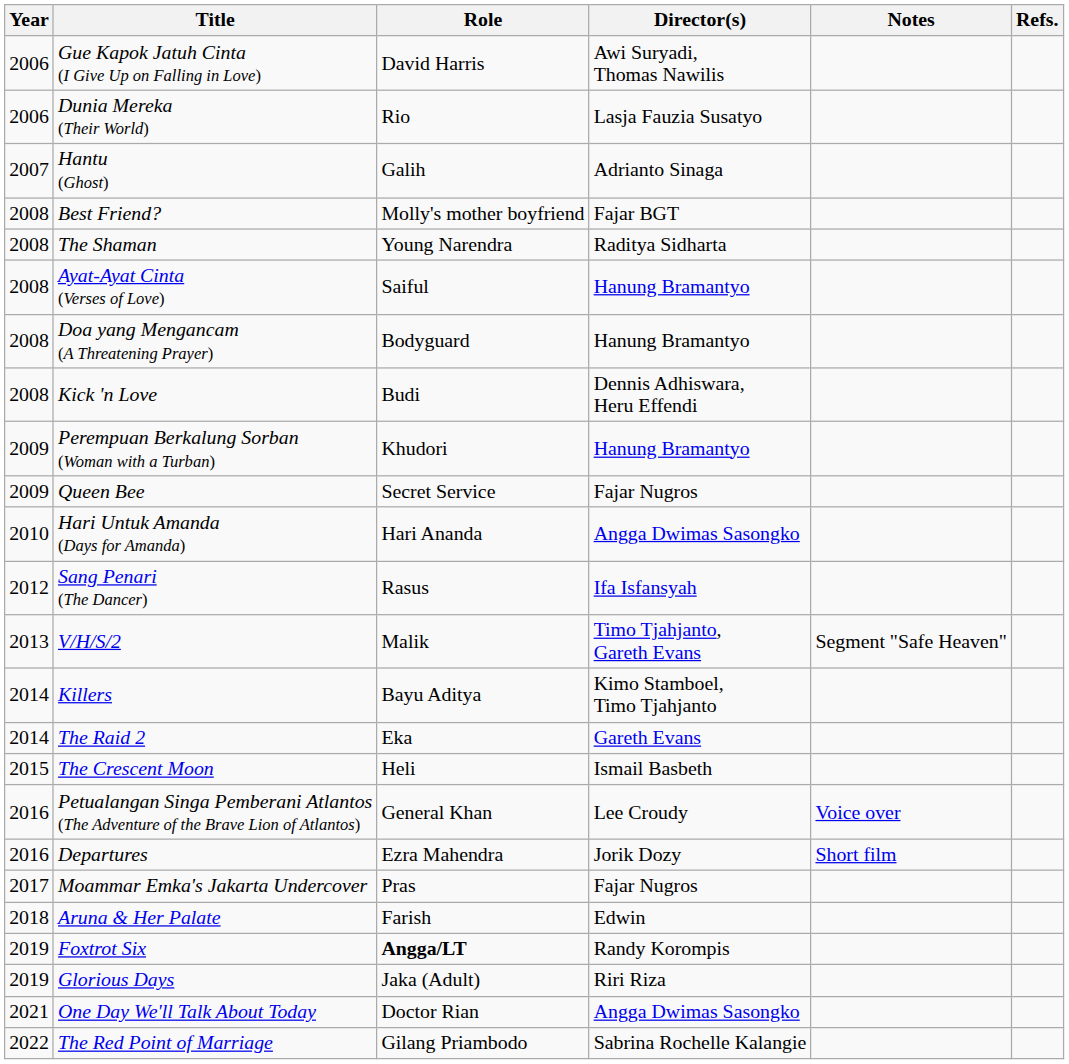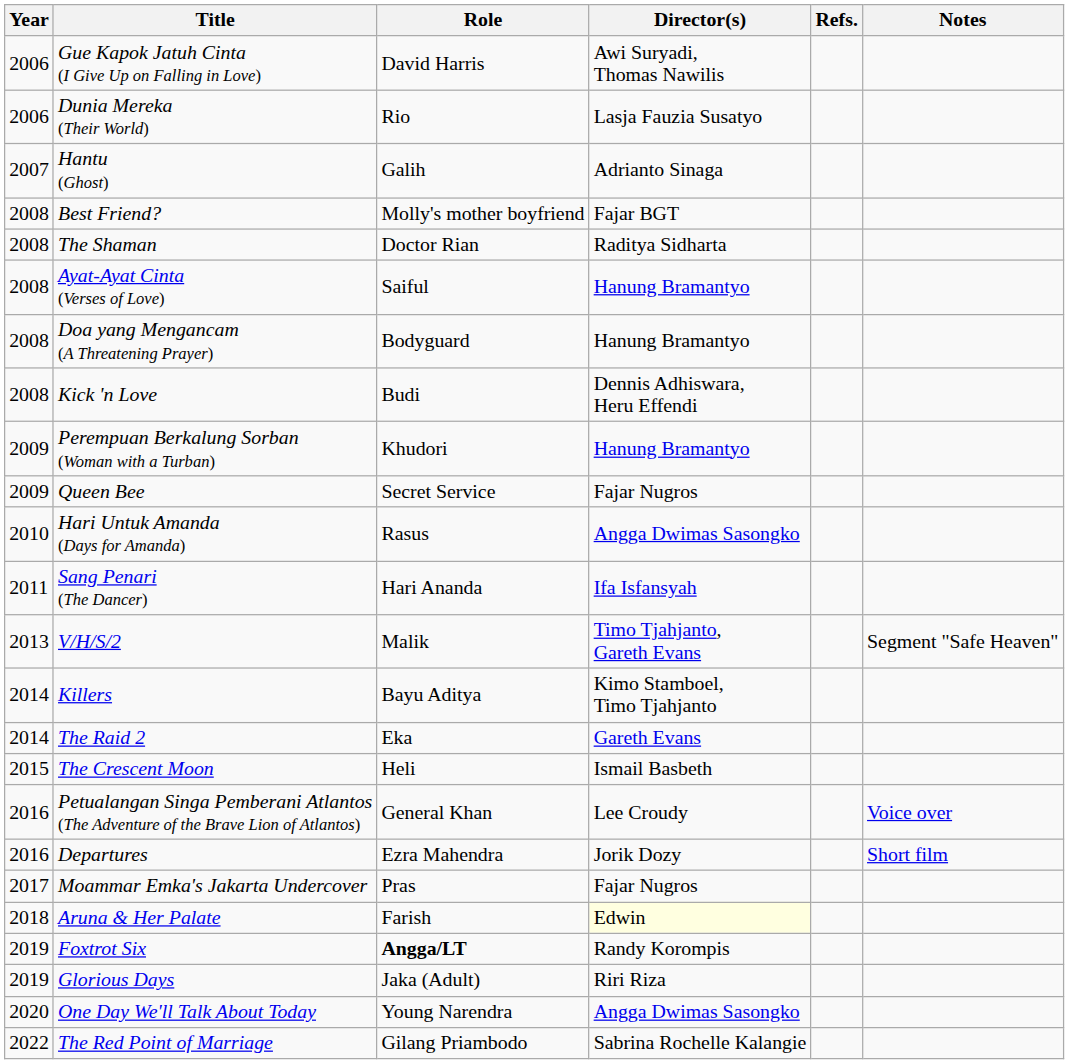columns swapped: (911, 20) <-> (1037, 20)
(447, 244) Young Narendra -> (430, 244) Doctor Rian
(432, 533) Hari Ananda -> (405, 533) Rasus
(29, 587) 2012 -> (29, 587) 2011
(405, 587) Rasus -> (432, 587) Hari Ananda
(620, 917) no background -> (620, 917) lightyellow background
(29, 1011) 2021 -> (29, 1011) 2020
(430, 1011) Doctor Rian -> (447, 1011) Young Narendra
